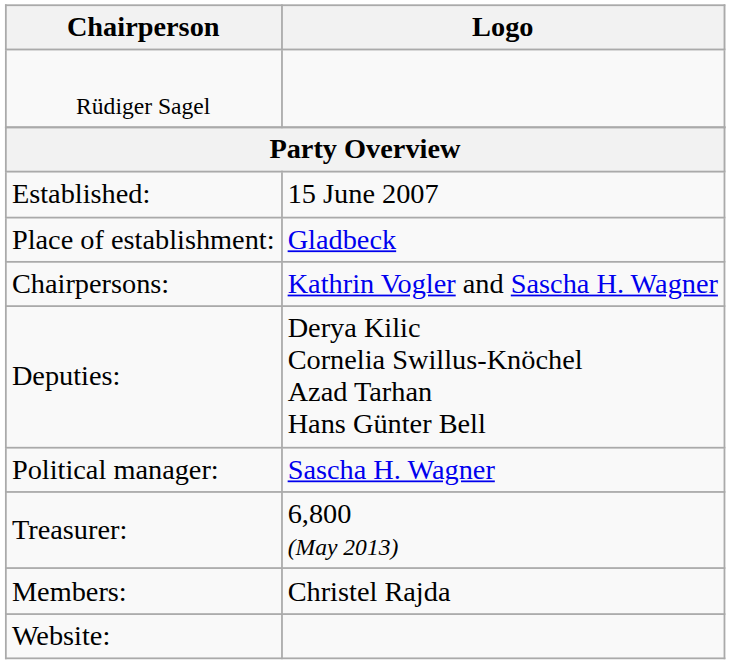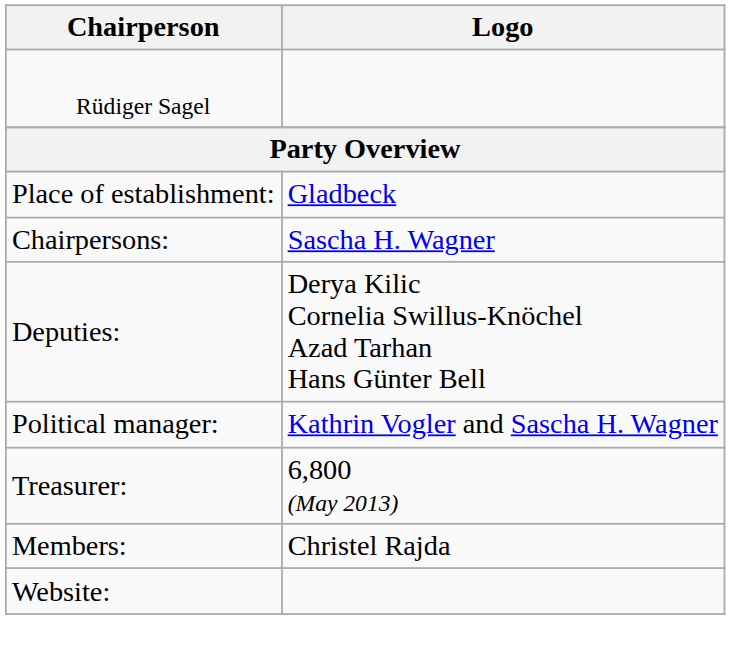- row: (81, 193)
(503, 283) Kathrin Vogler and Sascha H. Wagner -> (391, 238) Sascha H. Wagner
(391, 469) Sascha H. Wagner -> (503, 424) Kathrin Vogler and Sascha H. Wagner
